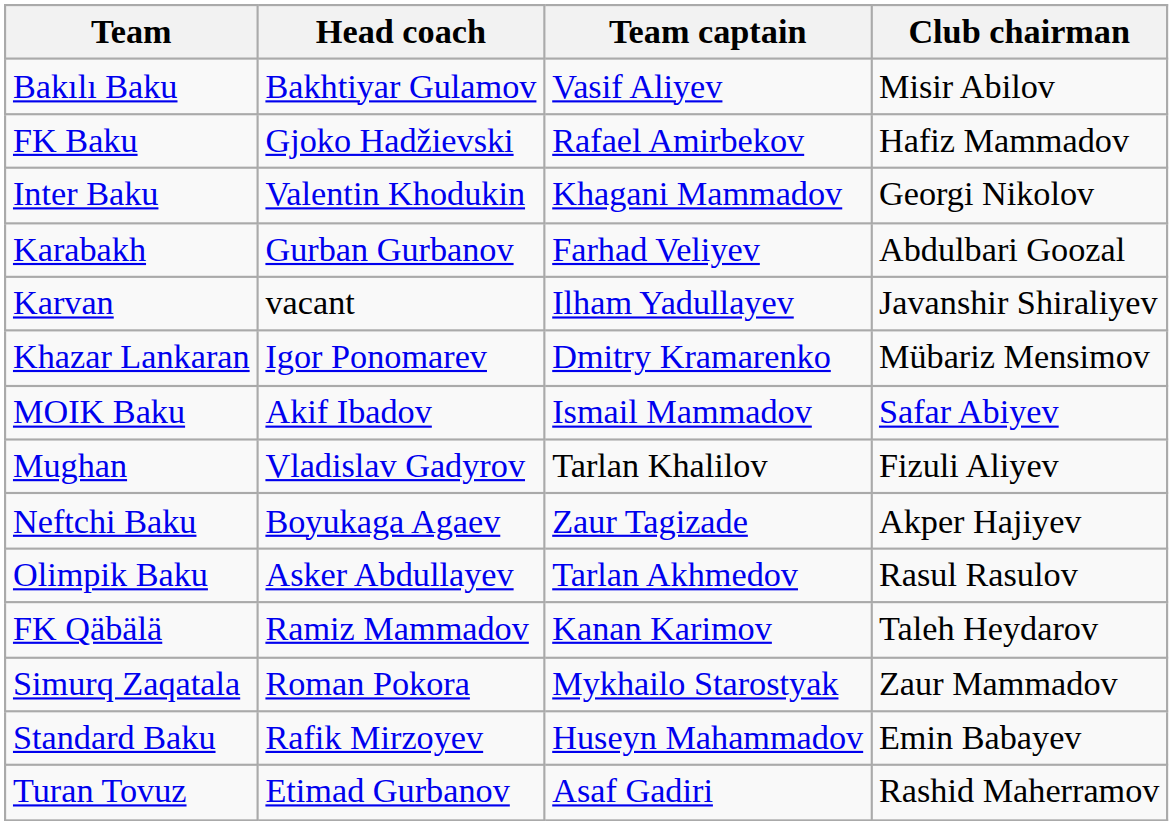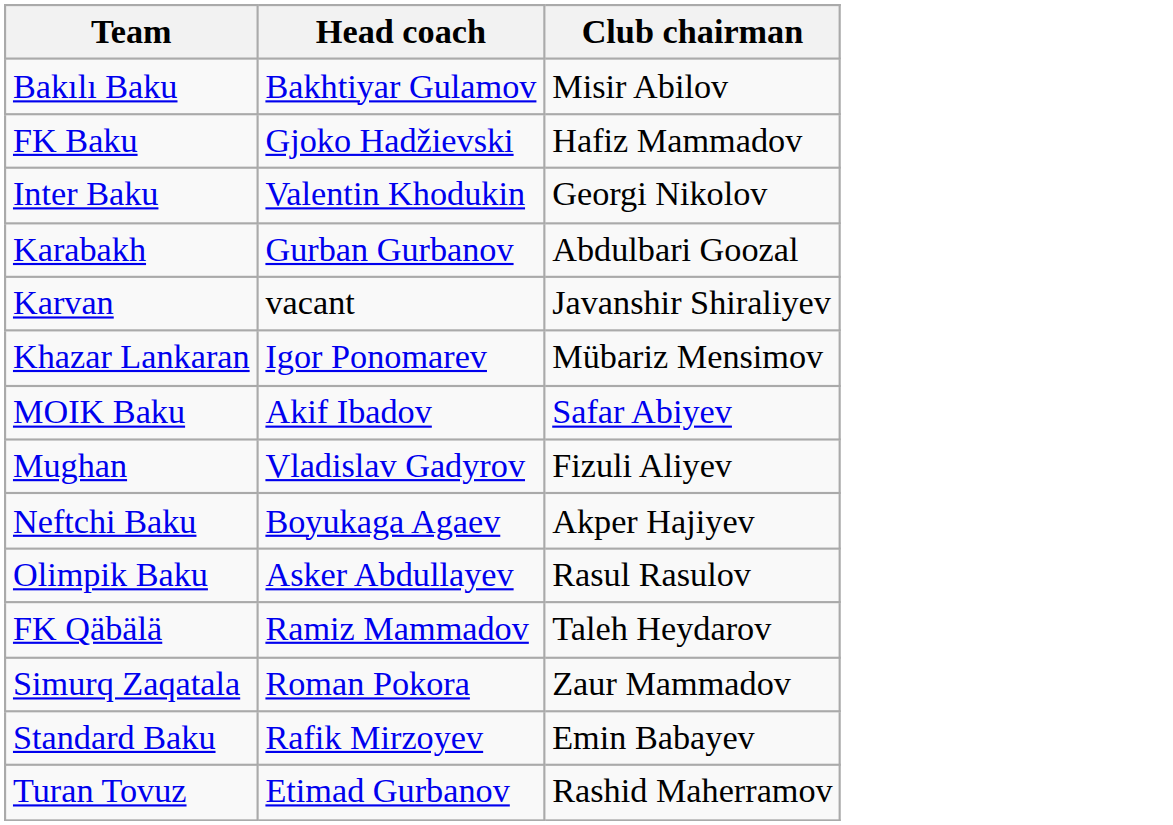- column: (708, 31)
